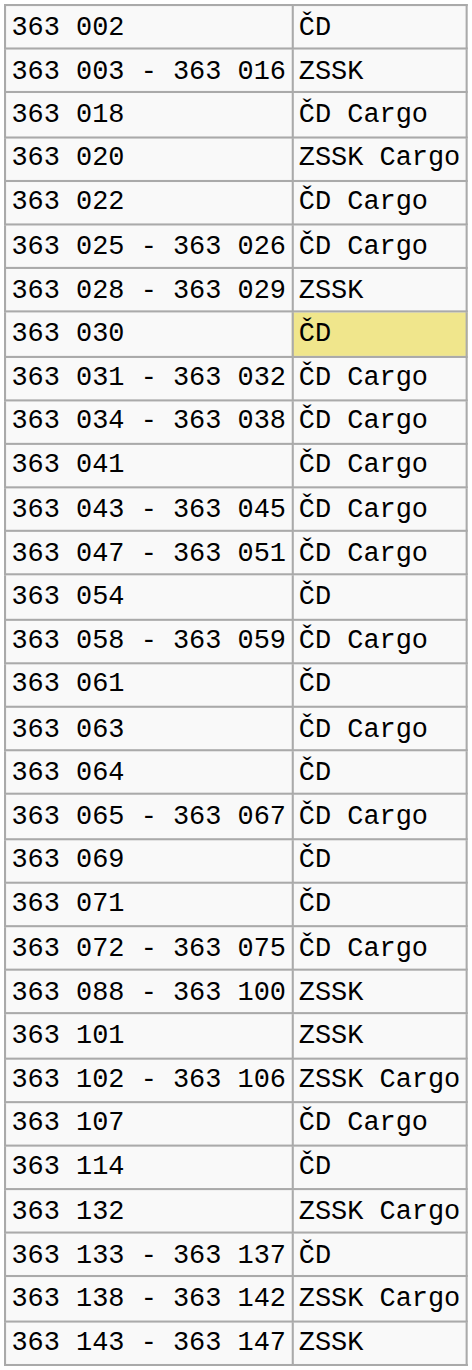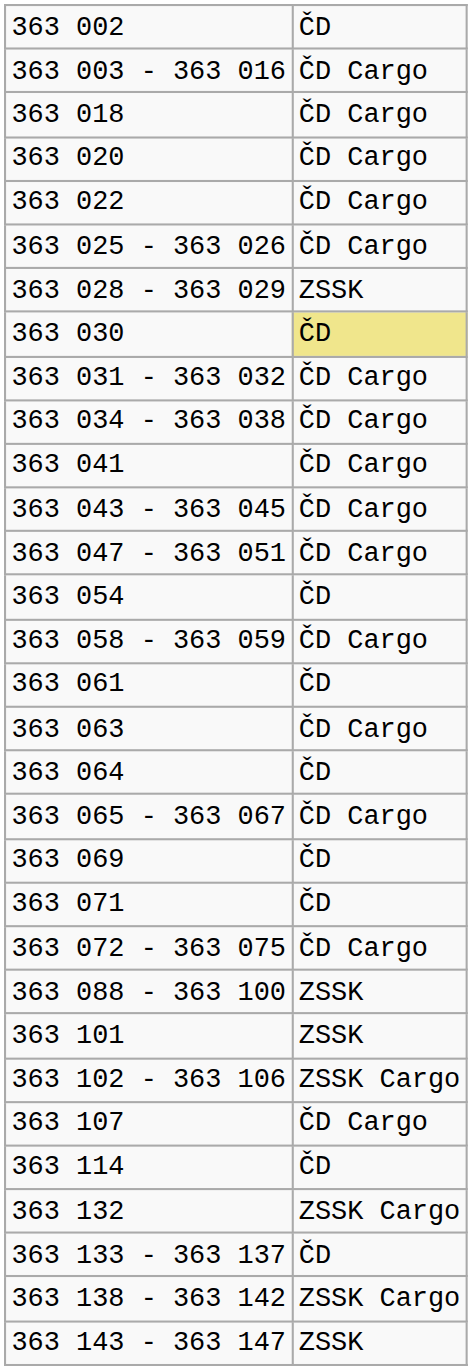(331, 71) ZSSK -> (363, 71) ČD Cargo
(380, 159) ZSSK Cargo -> (363, 159) ČD Cargo
